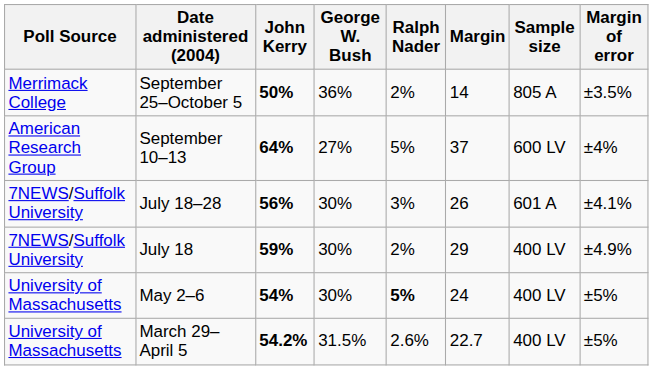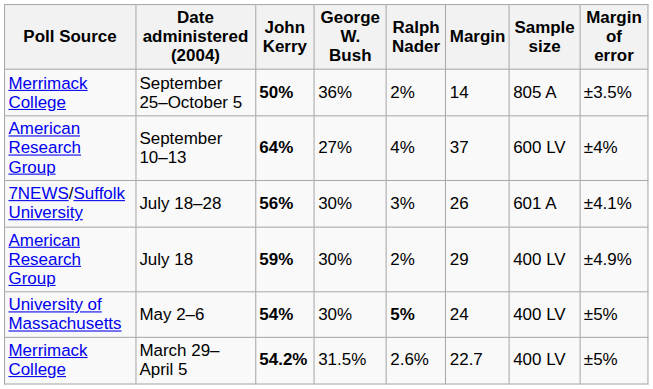(403, 148) 5% -> (403, 148) 4%
(67, 249) 7NEWS/Suffolk University -> (45, 259) American Research Group
(65, 341) University of Massachusetts -> (48, 360) Merrimack College
